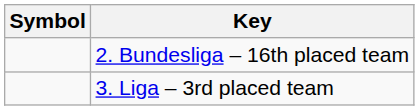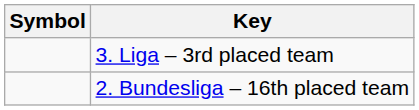rows swapped: (252, 54) <-> (215, 88)
